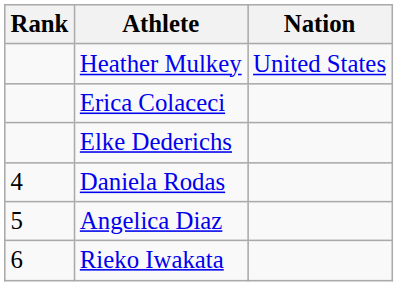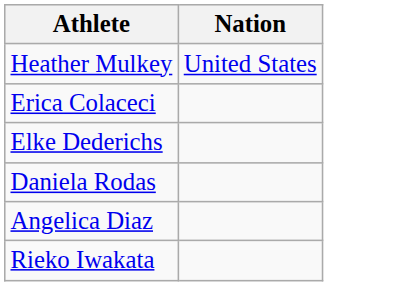- column: (39, 24)
